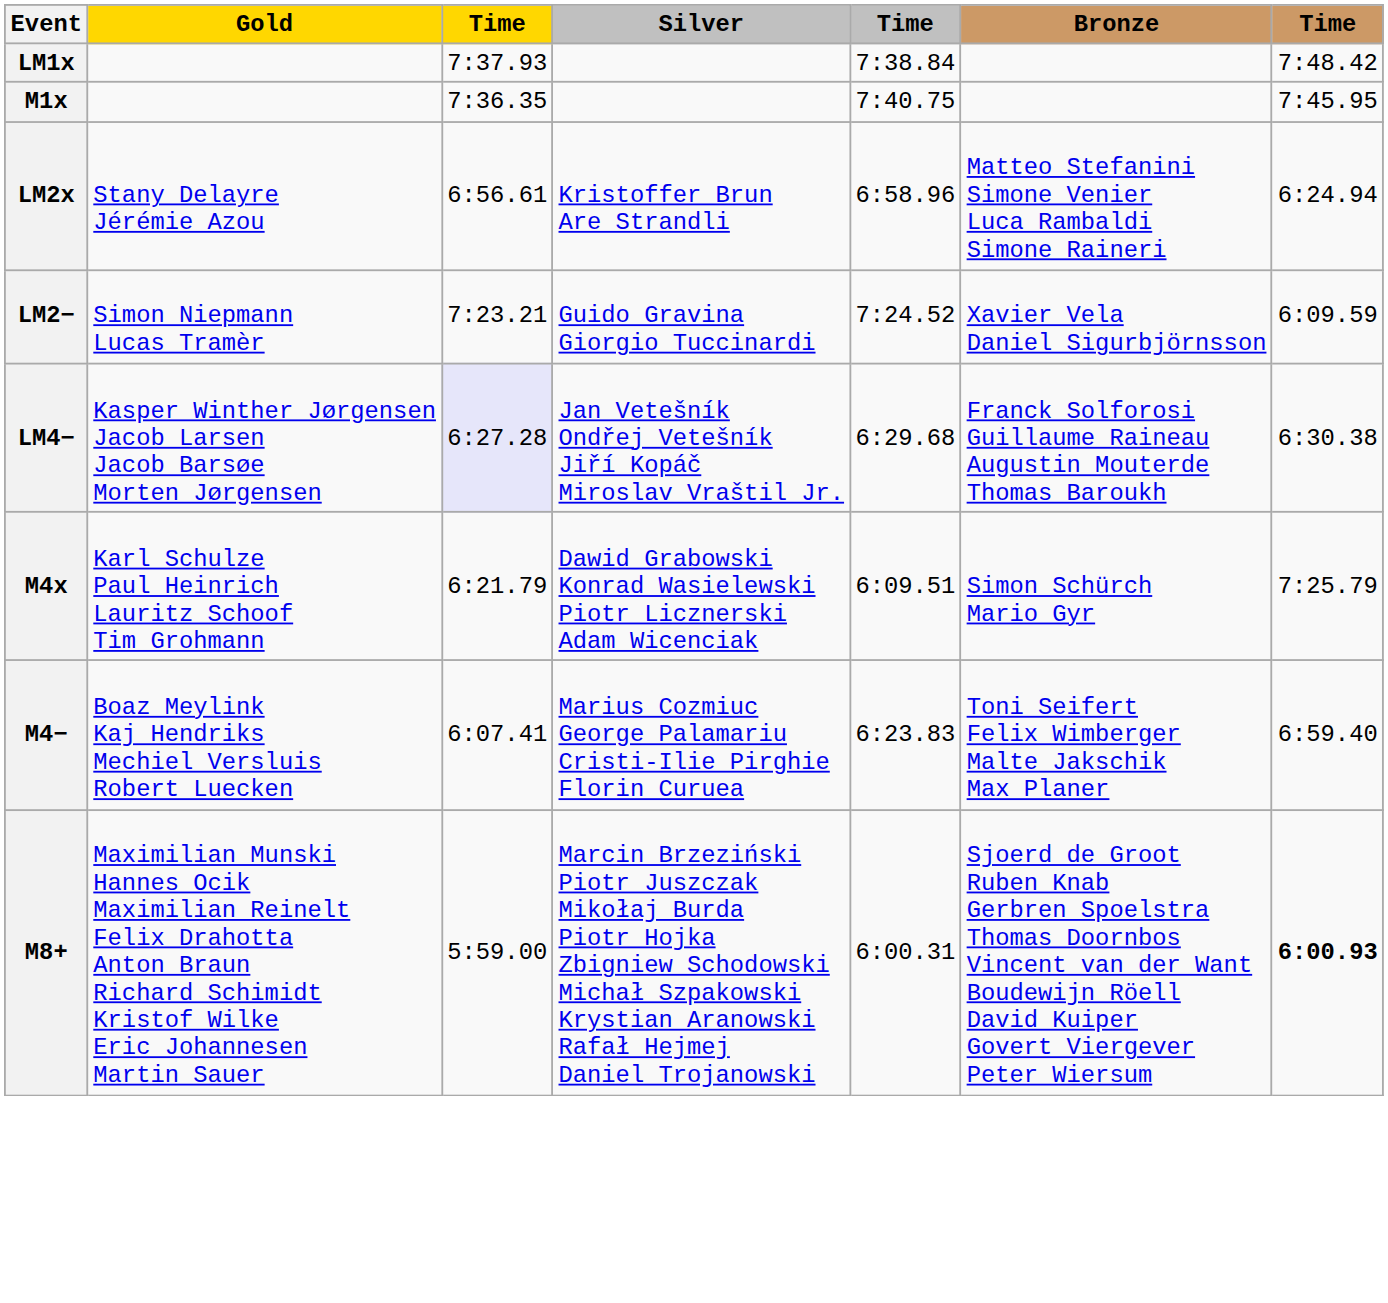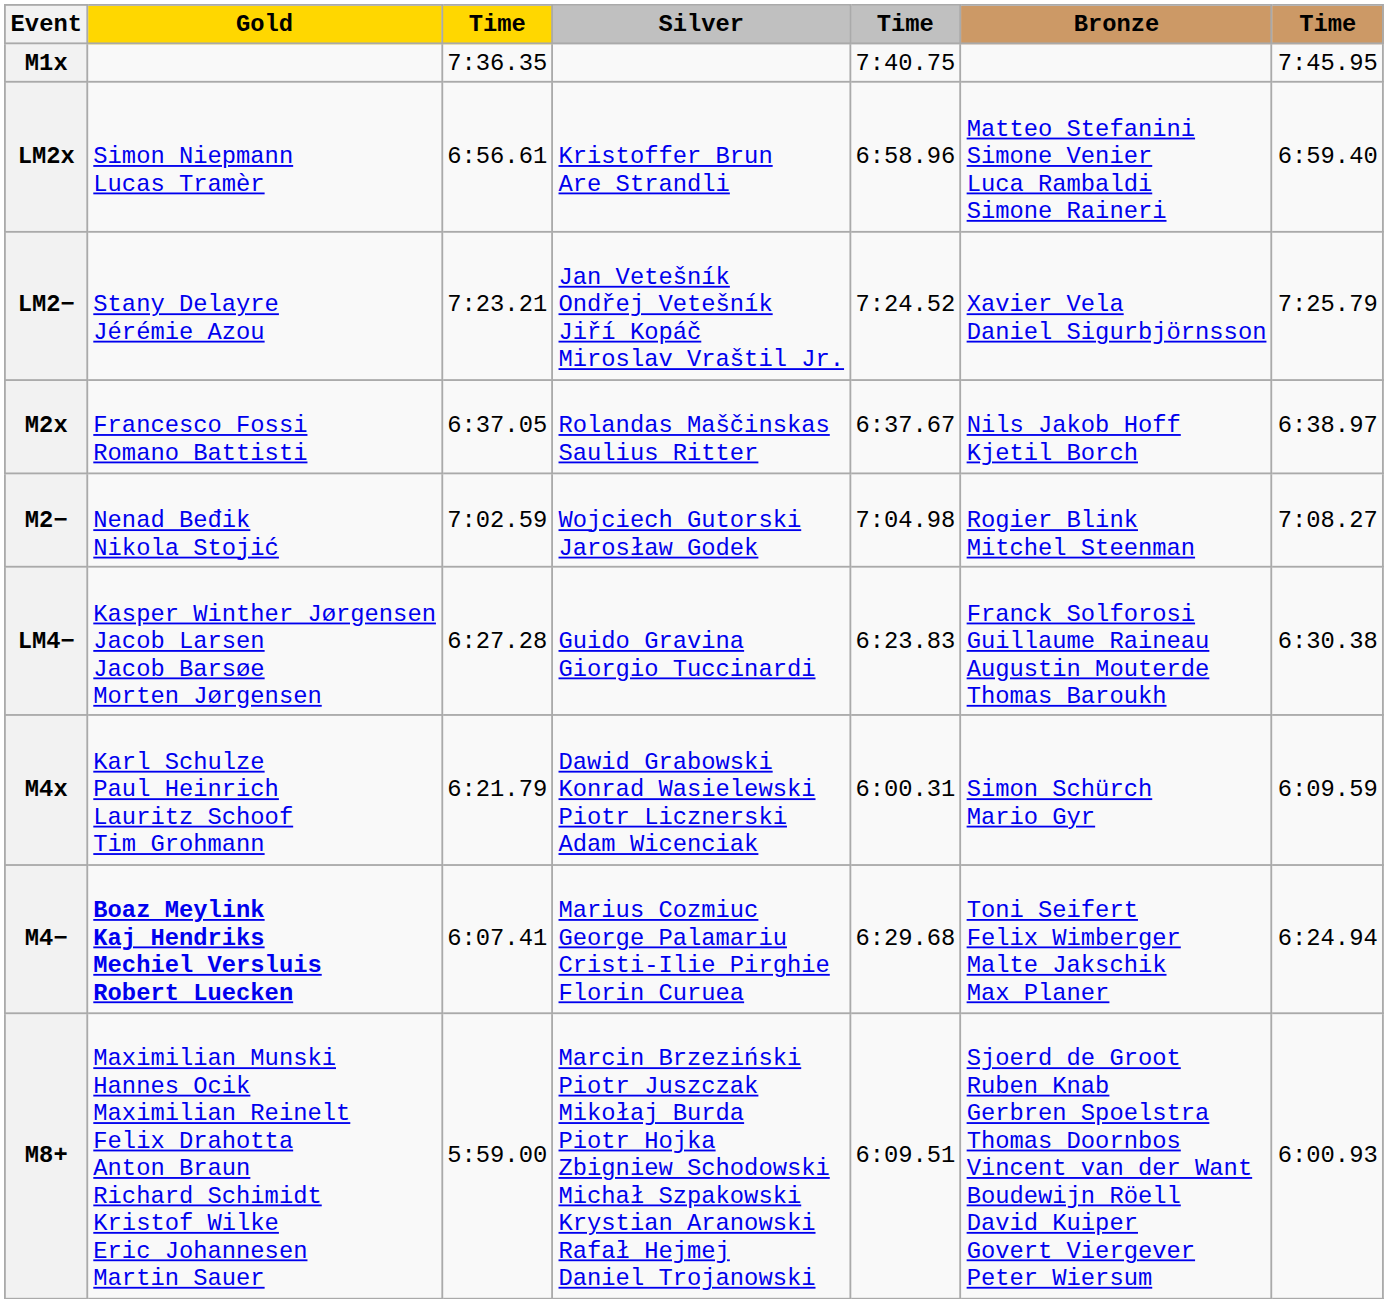- row: (46, 63)
(186, 209) Stany Delayre Jérémie Azou -> (193, 170) Simon Niepmann Lucas Tramèr
(1328, 196) 6:24.94 -> (1328, 157) 6:59.40
(193, 330) Simon Niepmann Lucas Tramèr -> (186, 319) Stany Delayre Jérémie Azou
(687, 330) Guido Gravina Giorgio Tuccinardi -> (701, 319) Jan Vetešník Ondřej Vetešník Jiří Kopáč Miroslav Vraštil Jr.
(1328, 317) 6:09.59 -> (1328, 305) 7:25.79
+ row: (46, 426)
+ row: (46, 520)
(497, 438) lavender background -> (497, 641) no background
(701, 451) Jan Vetešník Ondřej Vetešník Jiří Kopáč Miroslav Vraštil Jr. -> (687, 655) Guido Gravina Giorgio Tuccinardi
(905, 438) 6:29.68 -> (905, 641) 6:23.83
(905, 586) 6:09.51 -> (905, 790) 6:00.31
(1328, 586) 7:25.79 -> (1328, 790) 6:09.59
(208, 749) normal -> (208, 952) bold
(905, 735) 6:23.83 -> (905, 938) 6:29.68
(1328, 735) 6:59.40 -> (1328, 938) 6:24.94
(905, 952) 6:00.31 -> (905, 1156) 6:09.51
(1328, 952) bold -> (1328, 1156) normal
